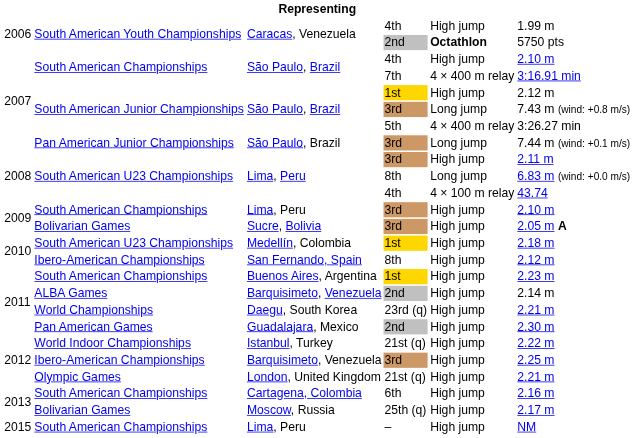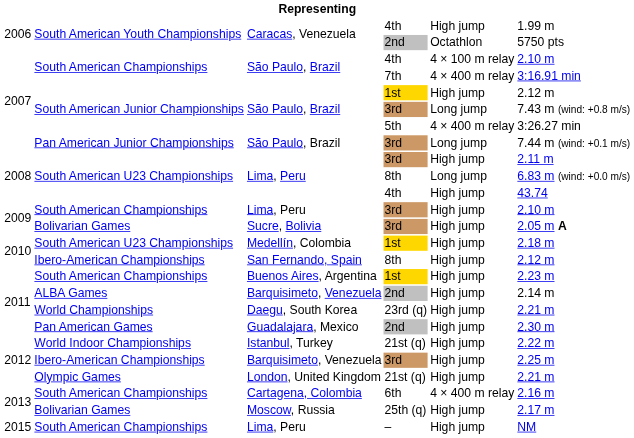(459, 42) bold -> (456, 42) normal
(458, 59) High jump -> (472, 59) 4 × 100 m relay
(472, 193) 4 × 100 m relay -> (458, 193) High jump
(458, 393) High jump -> (472, 393) 4 × 400 m relay
